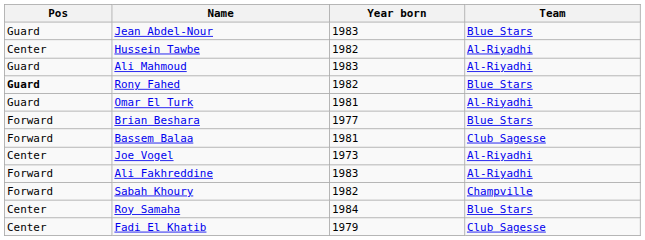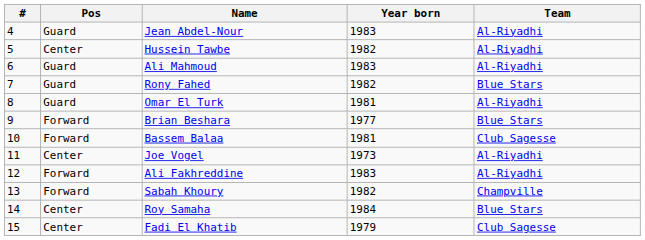+ column: (23, 13)
(500, 31) Blue Stars -> (510, 31) Al-Riyadhi
(23, 85) bold -> (60, 85) normal
